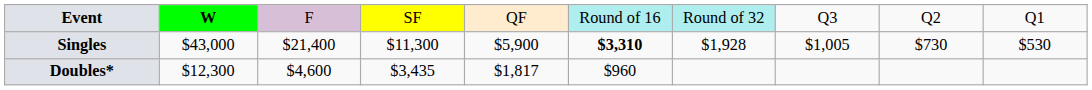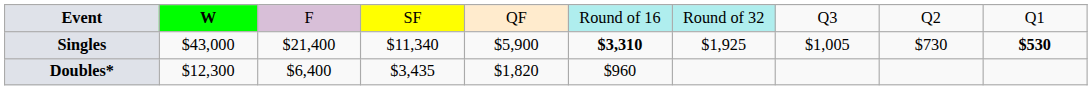(413, 45) $11,300 -> (413, 45) $11,340
(724, 45) $1,928 -> (724, 45) $1,925
(1035, 45) normal -> (1035, 45) bold
(309, 71) $4,600 -> (309, 71) $6,400
(516, 71) $1,817 -> (516, 71) $1,820
